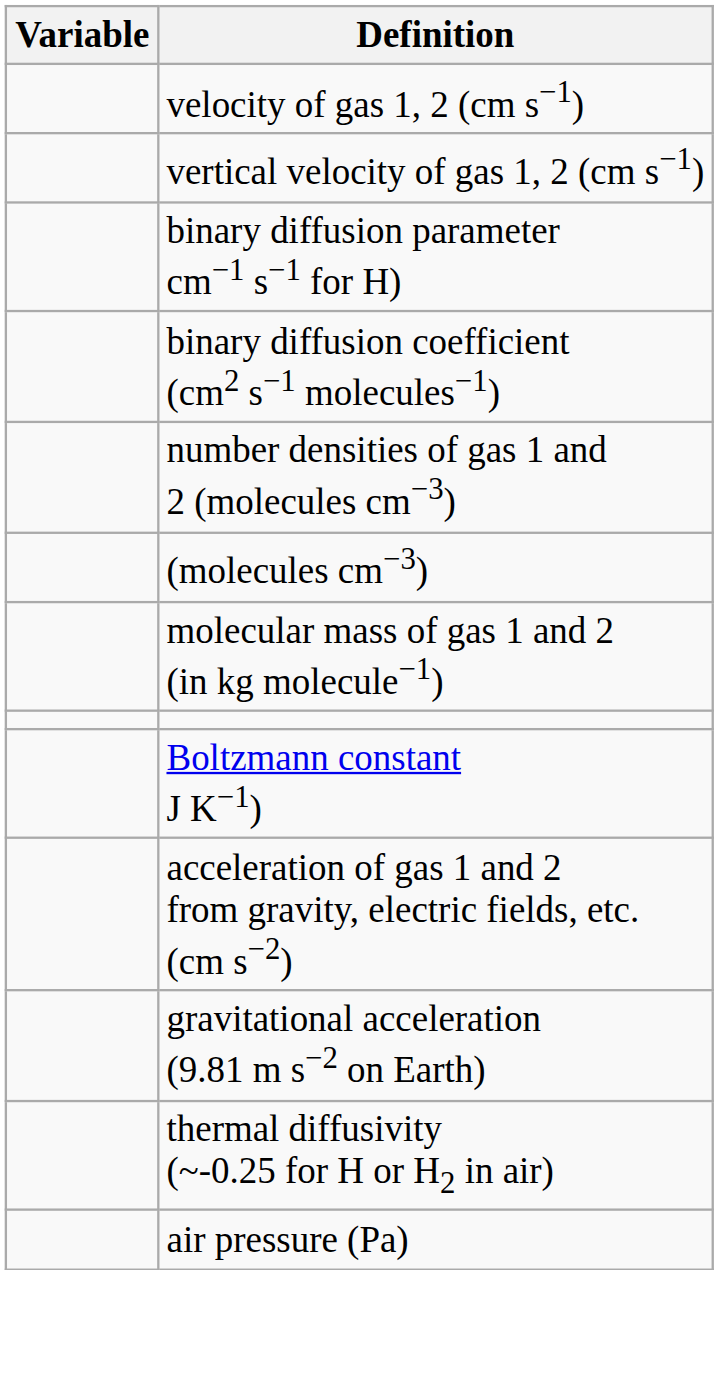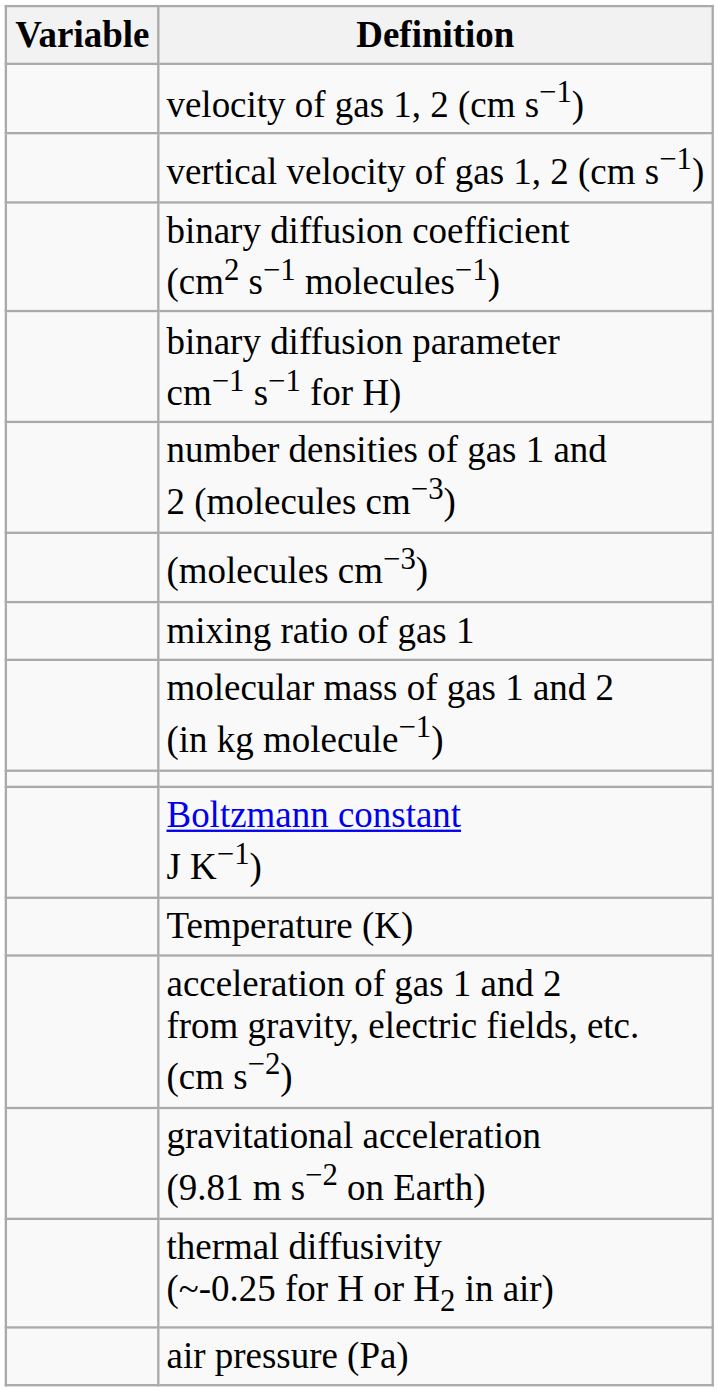rows swapped: (368, 366) <-> (363, 256)
+ row: (320, 629)
+ row: (290, 925)
